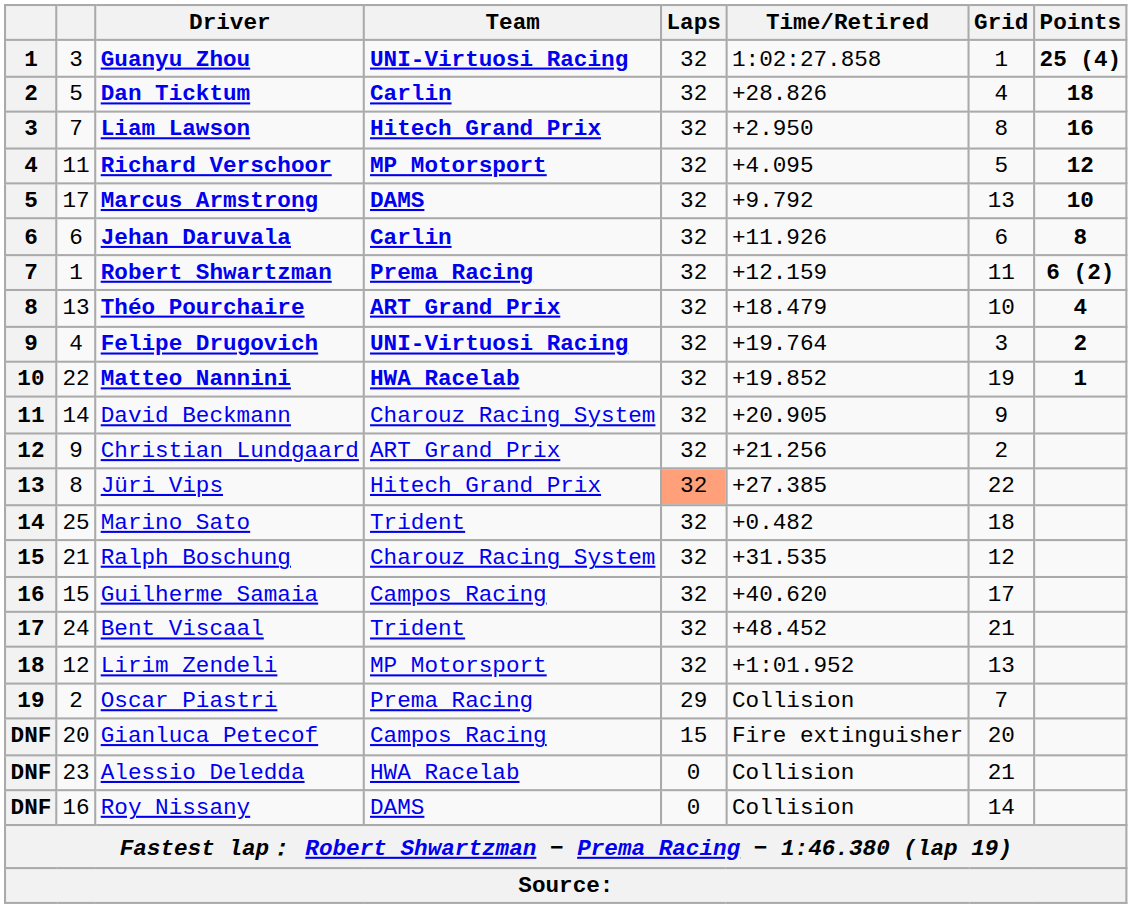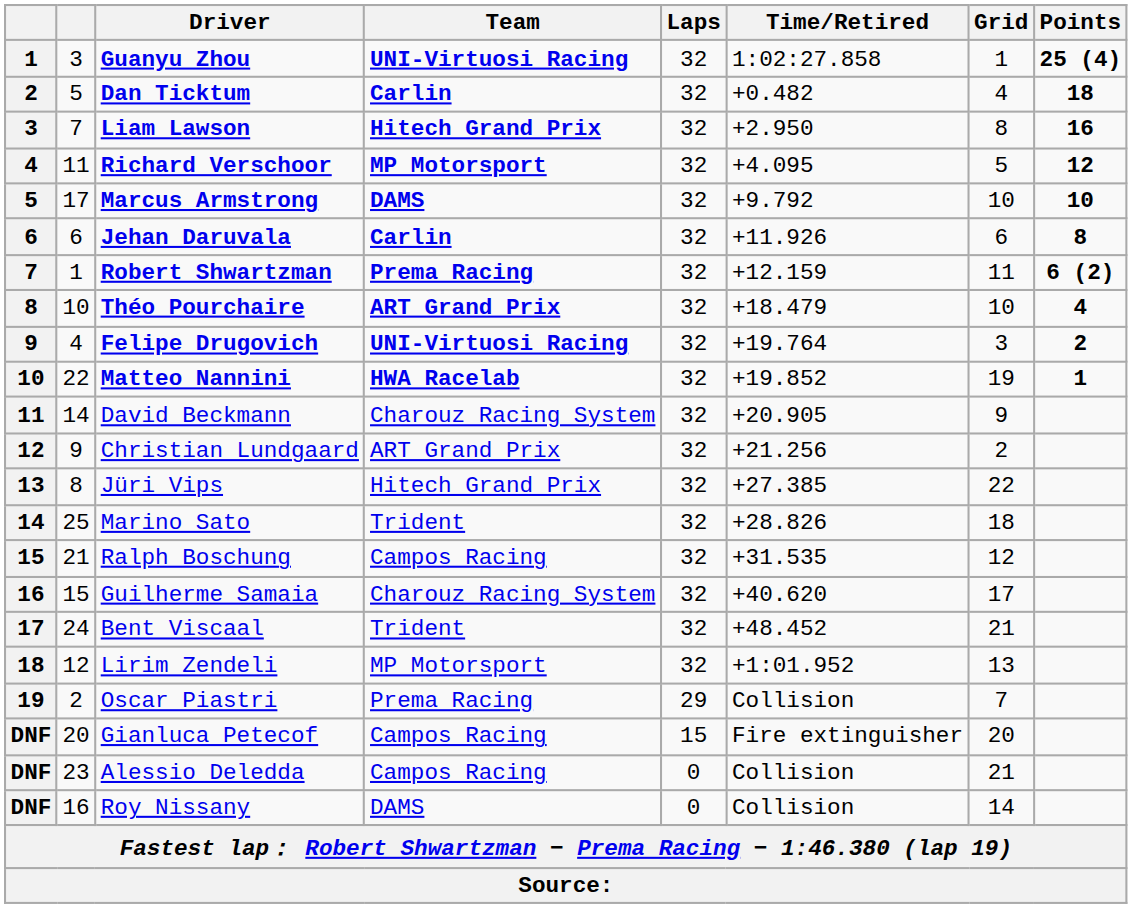(780, 94) +28.826 -> (773, 94) +0.482
(1001, 201) 13 -> (1001, 201) 10
(76, 308) 13 -> (76, 308) 10
(694, 487) lightsalmon background -> (694, 487) no background
(773, 522) +0.482 -> (780, 522) +28.826
(513, 558) Charouz Racing System -> (458, 558) Campos Racing
(458, 594) Campos Racing -> (513, 594) Charouz Racing System
(445, 772) HWA Racelab -> (458, 772) Campos Racing
